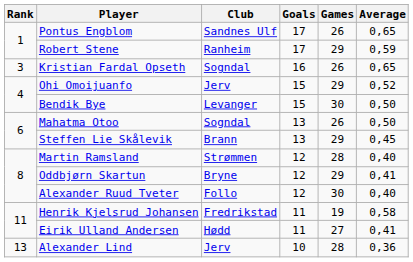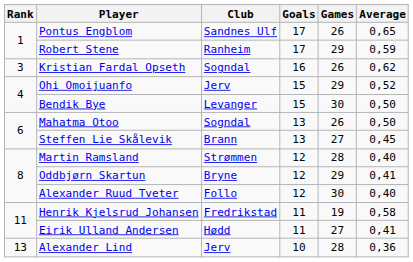(383, 67) 0,65 -> (383, 67) 0,62
(337, 139) 29 -> (337, 139) 27
